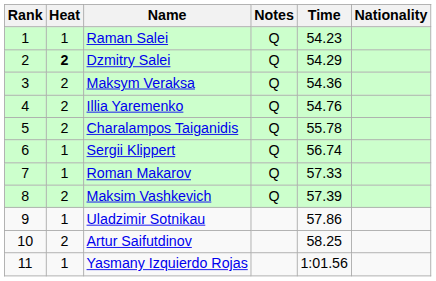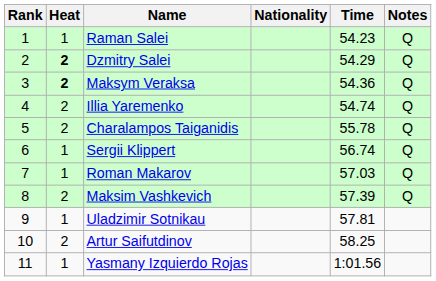columns swapped: (391, 15) <-> (274, 15)
(65, 83) normal -> (65, 83) bold
(324, 106) 54.76 -> (357, 106) 54.74
(324, 173) 57.33 -> (357, 173) 57.03
(324, 219) 57.86 -> (357, 219) 57.81
